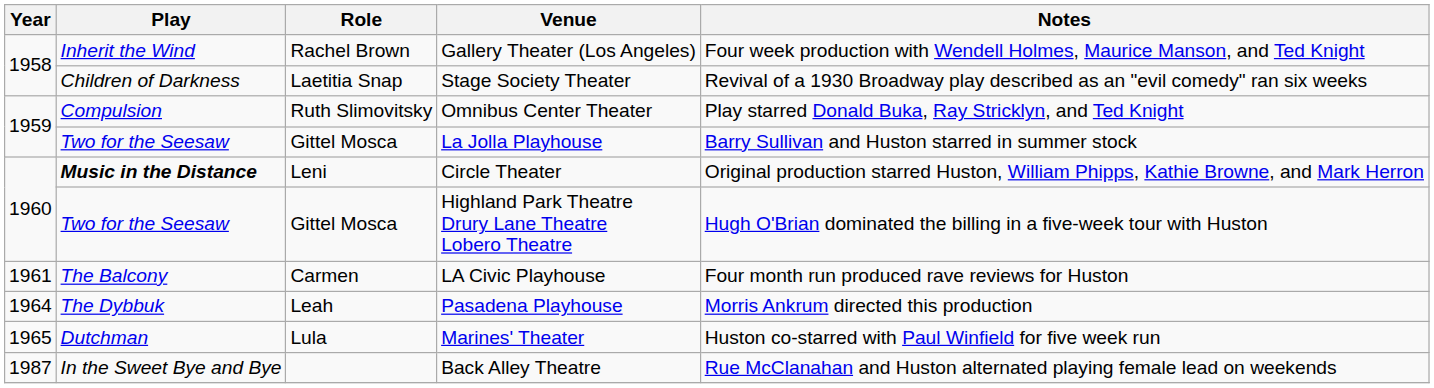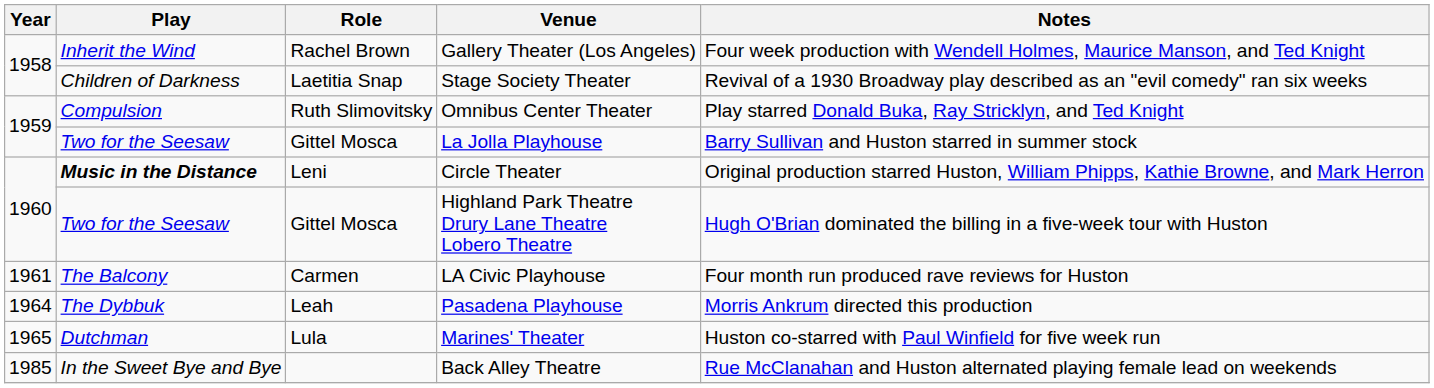(30, 367) 1987 -> (30, 367) 1985
